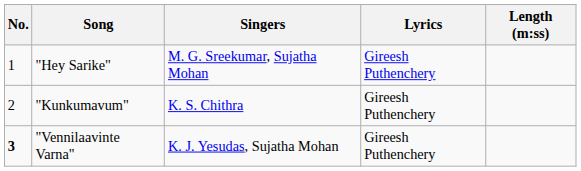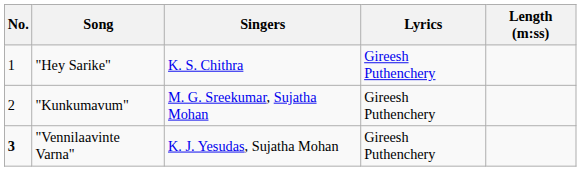(242, 65) M. G. Sreekumar, Sujatha Mohan -> (206, 65) K. S. Chithra
(206, 105) K. S. Chithra -> (242, 105) M. G. Sreekumar, Sujatha Mohan
